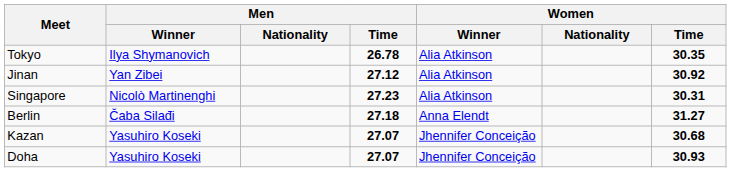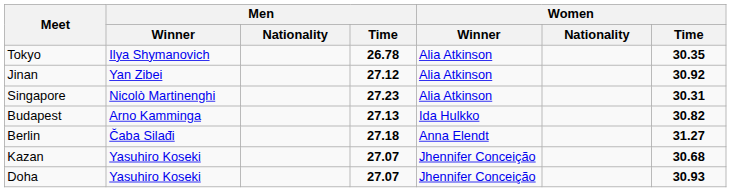+ row: (34, 116)
